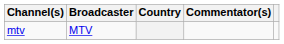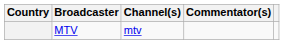columns swapped: (160, 13) <-> (35, 13)
